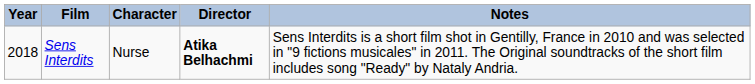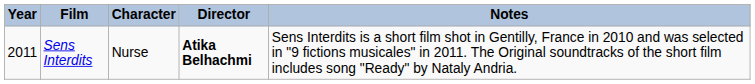(23, 52) 2018 -> (22, 52) 2011
